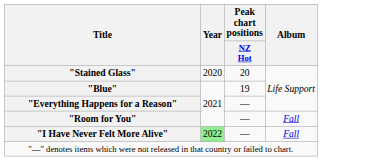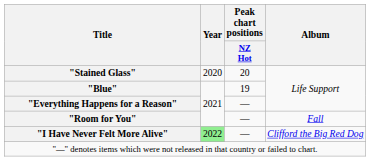(291, 134) Fall -> (315, 134) Clifford the Big Red Dog
